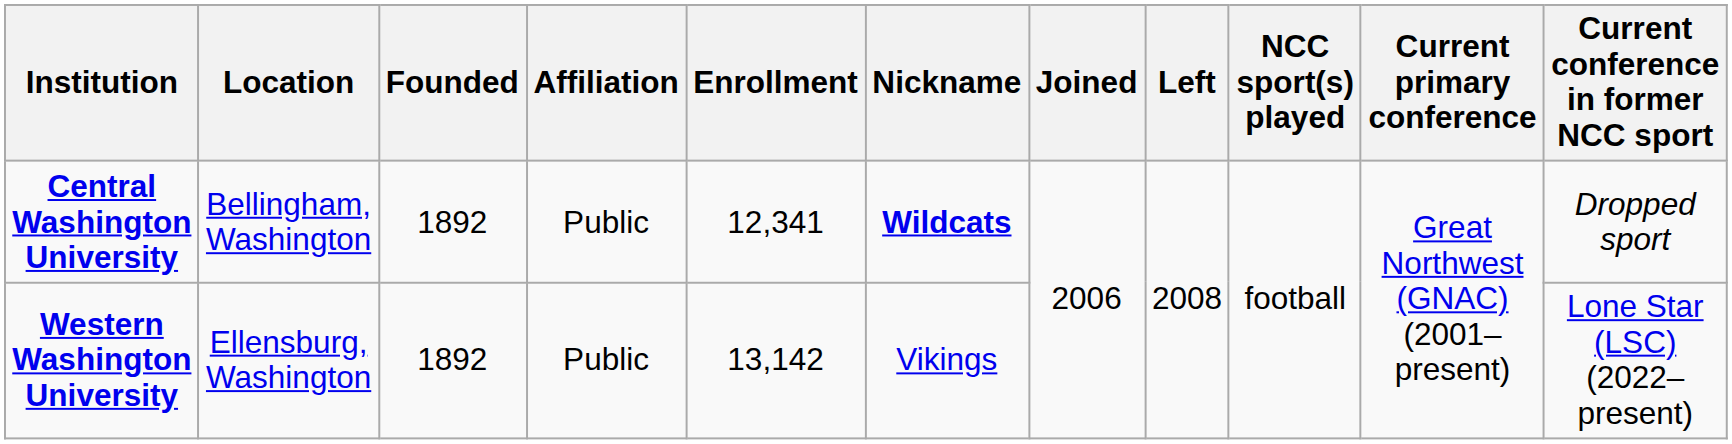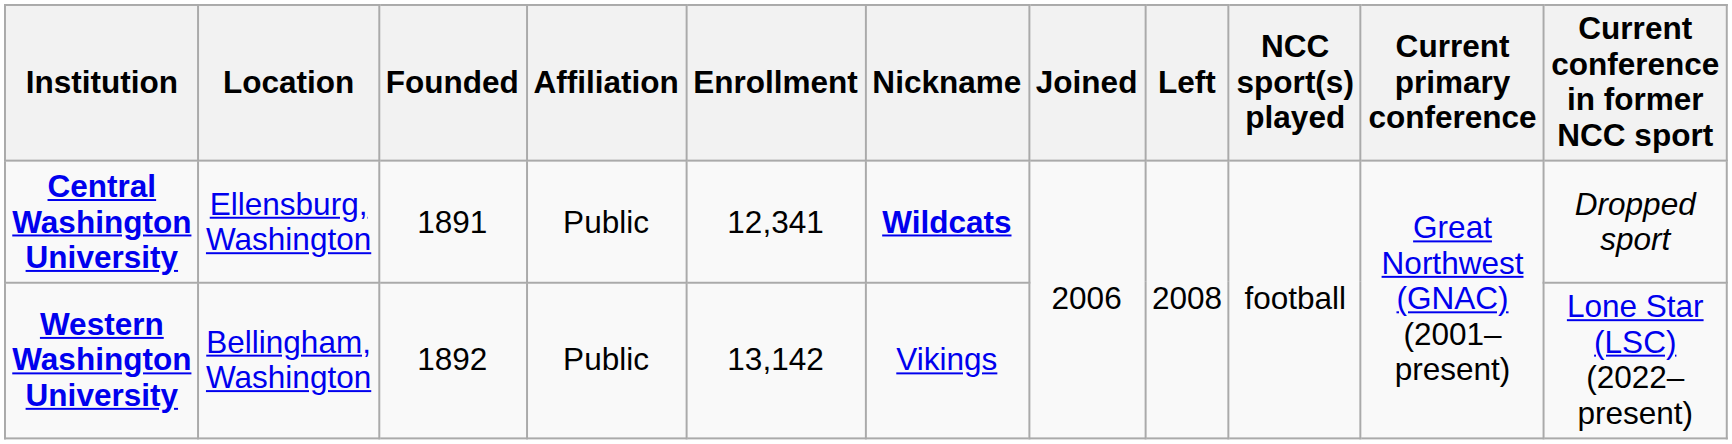(289, 221) Bellingham, Washington -> (289, 221) Ellensburg, Washington
(452, 221) 1892 -> (452, 221) 1891
(289, 359) Ellensburg, Washington -> (289, 359) Bellingham, Washington
